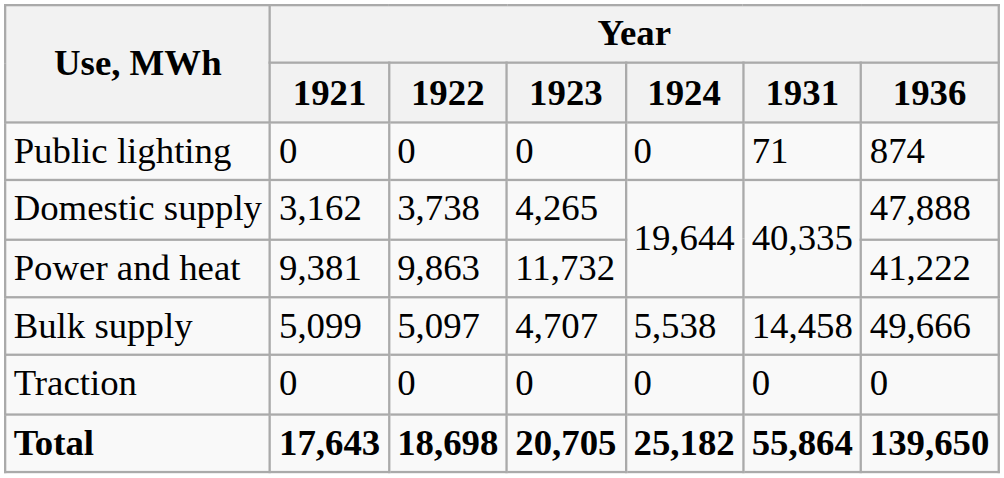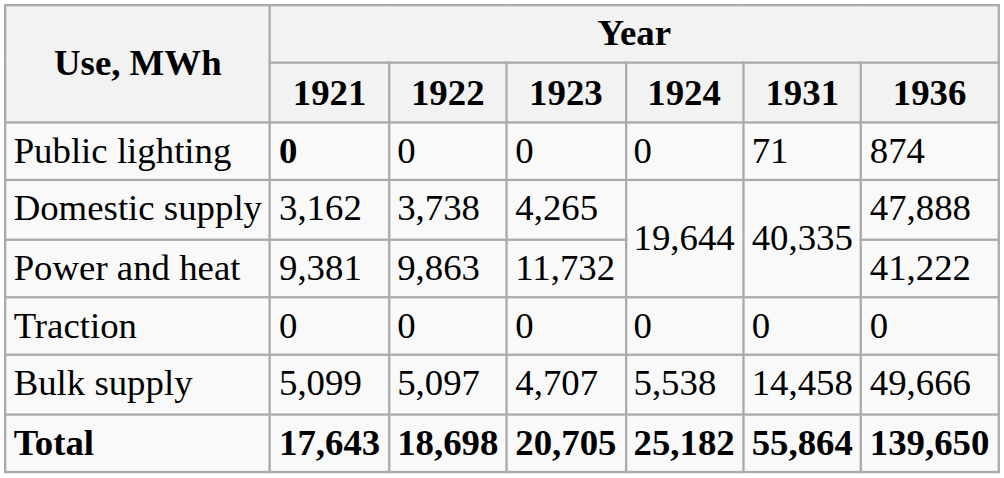(288, 150) normal -> (288, 150) bold
rows swapped: (75, 383) <-> (103, 325)
